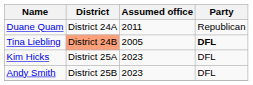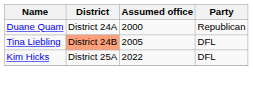(132, 27) 2011 -> (132, 27) 2000
(207, 42) bold -> (207, 42) normal
(132, 57) 2023 -> (132, 57) 2022
- row: (31, 73)
